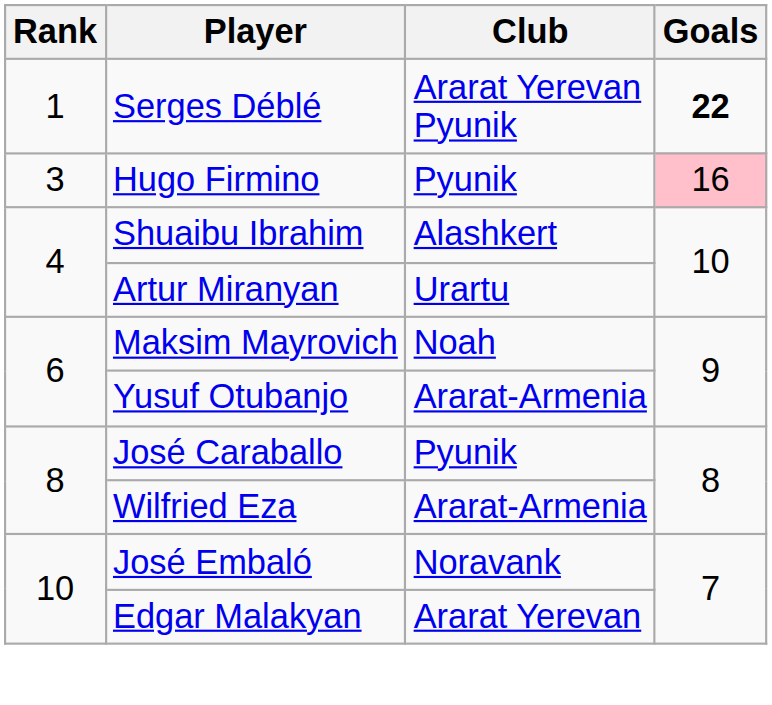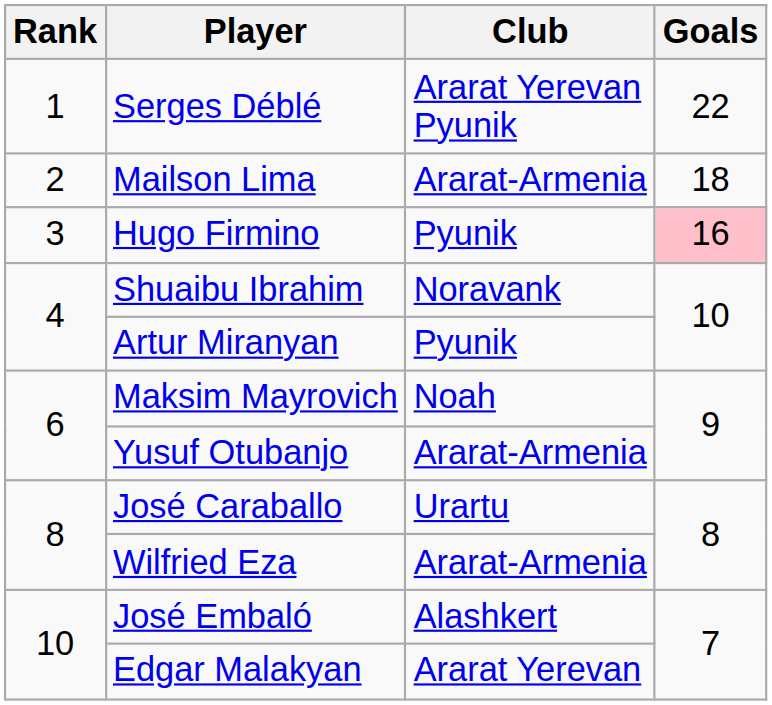(711, 105) bold -> (711, 105) normal
+ row: (214, 179)
(485, 234) Alashkert -> (487, 288) Noravank
(461, 288) Urartu -> (465, 343) Pyunik
(465, 452) Pyunik -> (461, 506) Urartu
(487, 561) Noravank -> (485, 616) Alashkert
